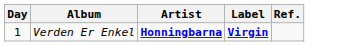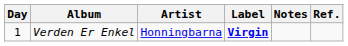+ column: (291, 14)
(181, 32) bold -> (181, 32) normal
